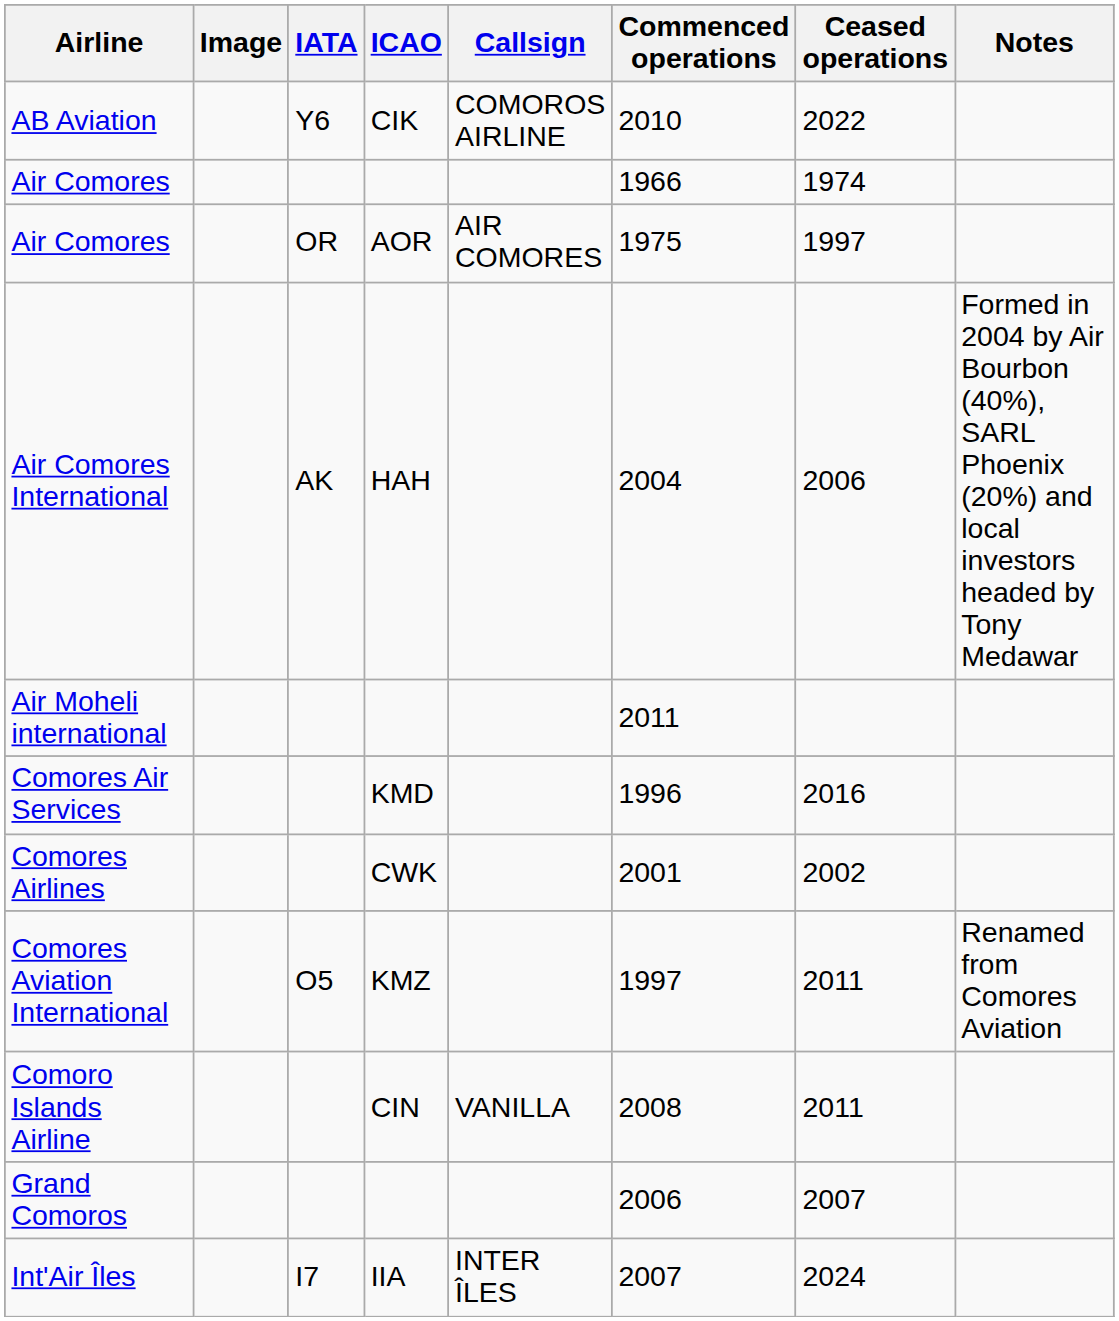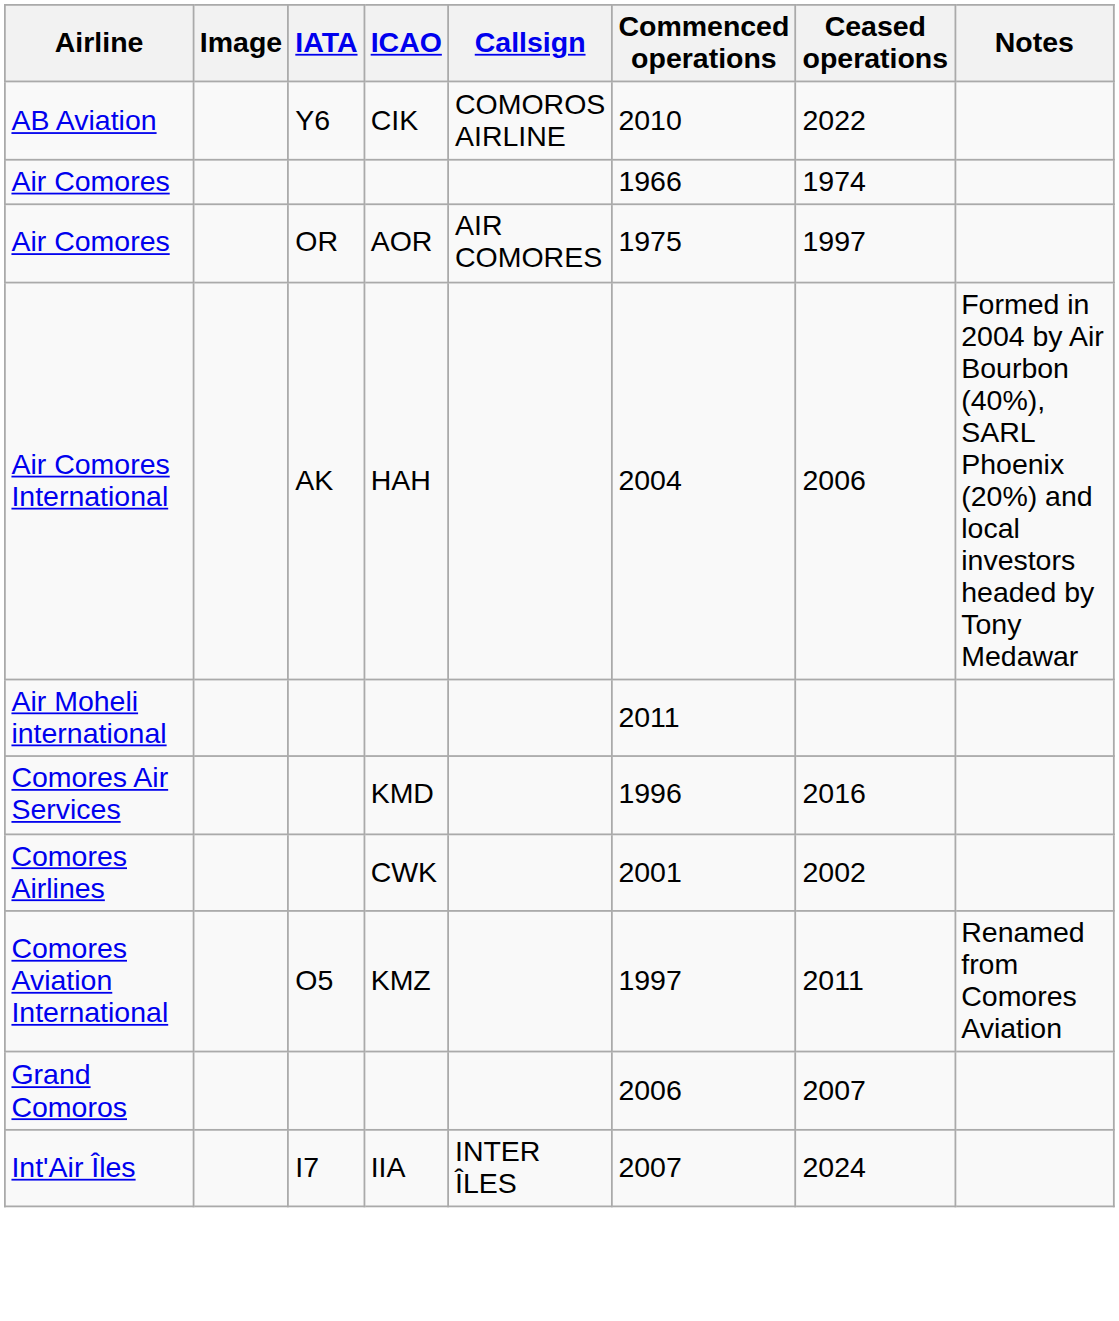- row: (62, 1106)
